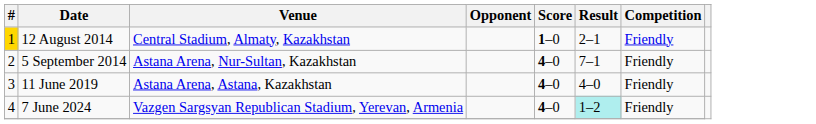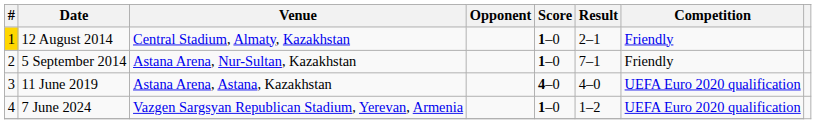(549, 61) 4–0 -> (549, 61) 1–0
(649, 84) Friendly -> (713, 84) UEFA Euro 2020 qualification
(549, 107) 4–0 -> (549, 107) 1–0
(590, 107) paleturquoise background -> (590, 107) no background
(649, 107) Friendly -> (713, 107) UEFA Euro 2020 qualification
